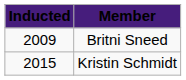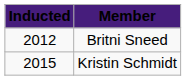(40, 39) 2009 -> (40, 39) 2012
